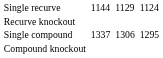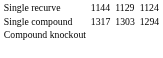- row: (39, 21)
(101, 35) 1337 -> (101, 21) 1317
(125, 35) 1306 -> (125, 21) 1303
(149, 35) 1295 -> (149, 21) 1294
